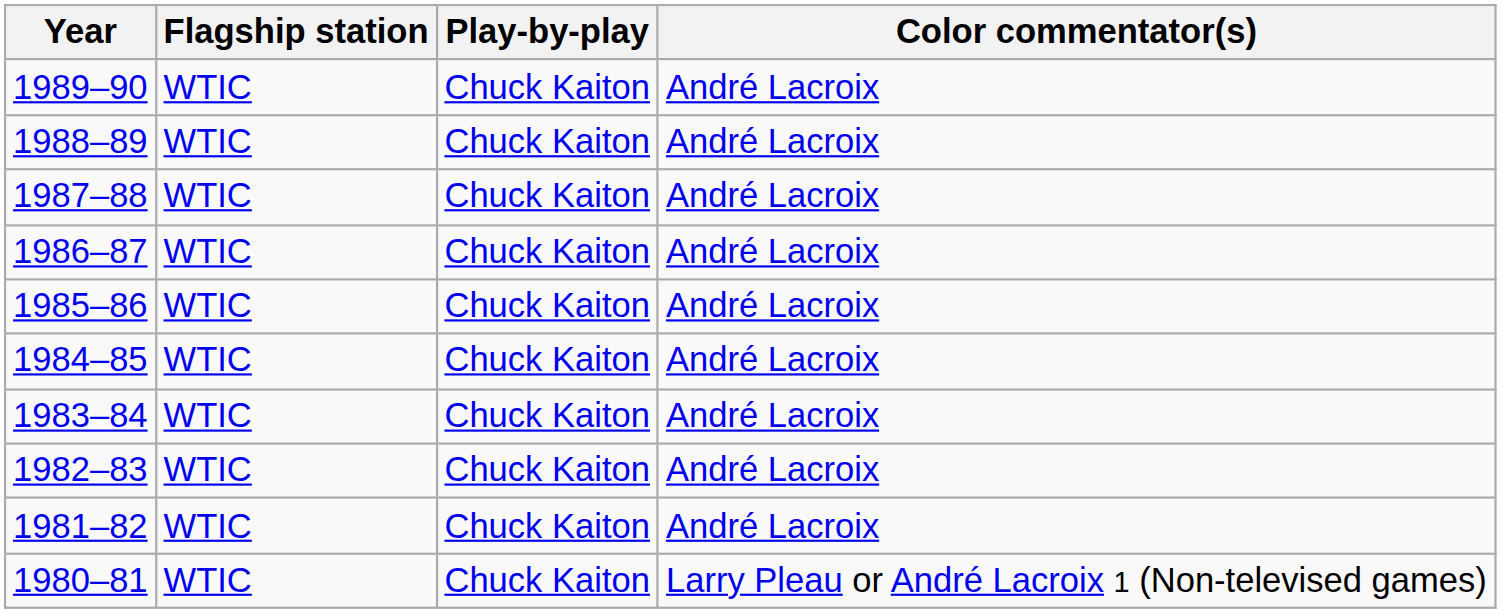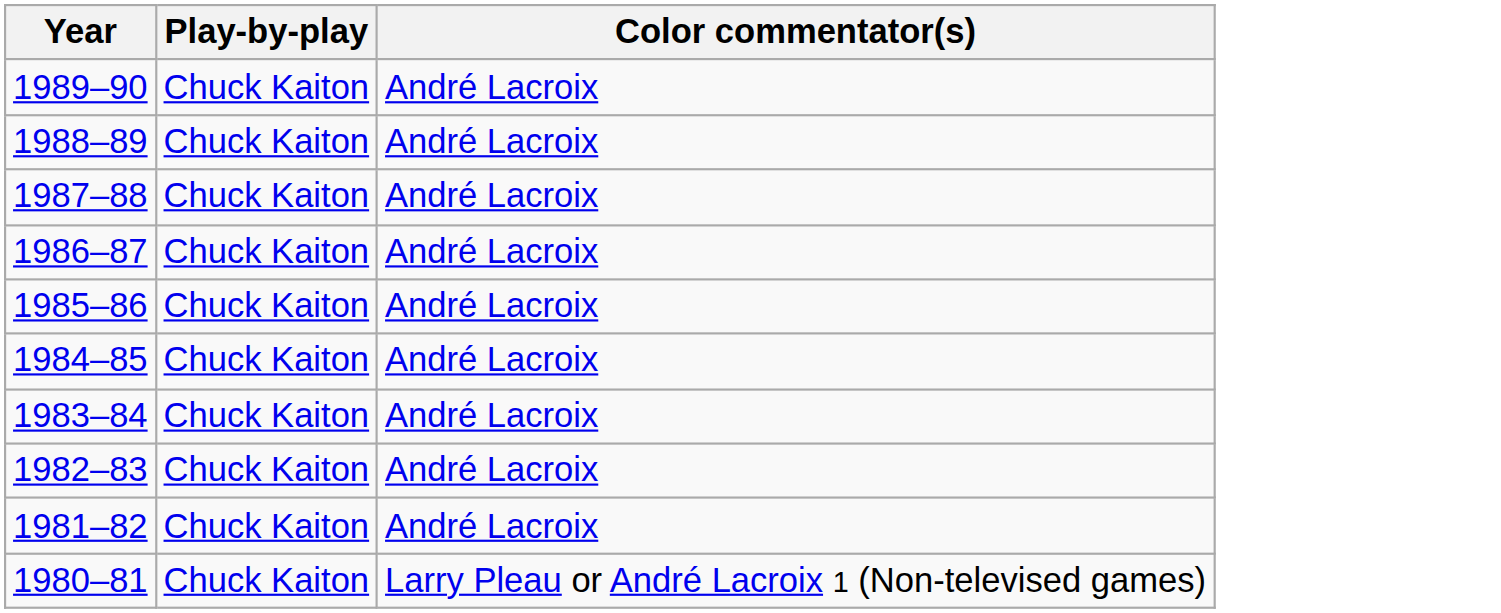- column: (296, 31)
